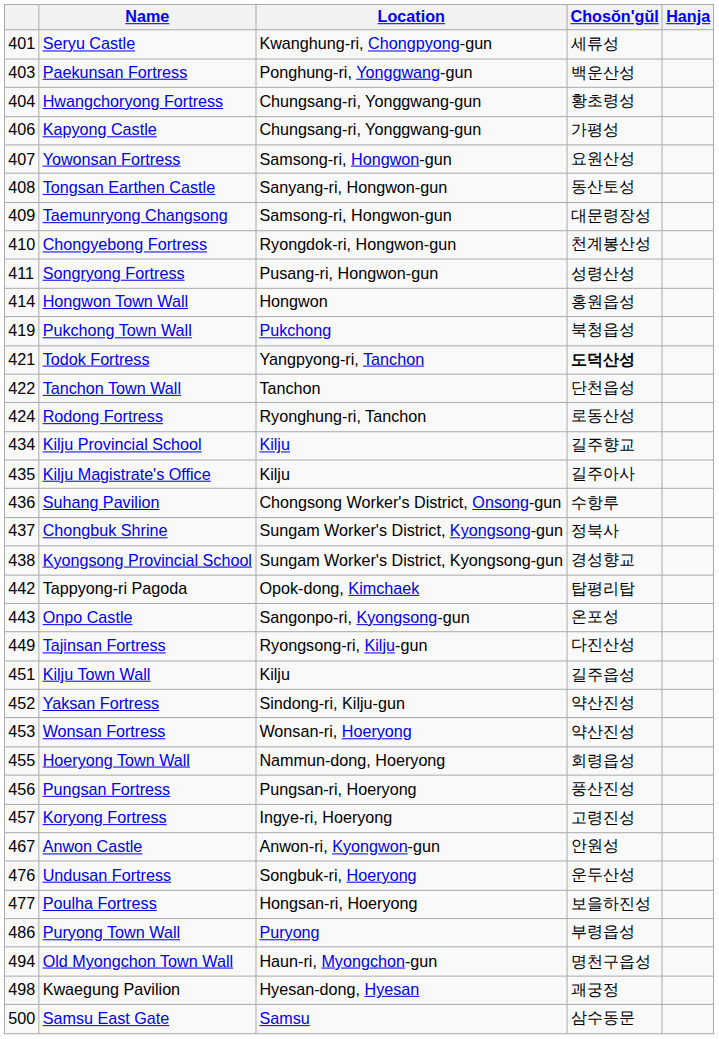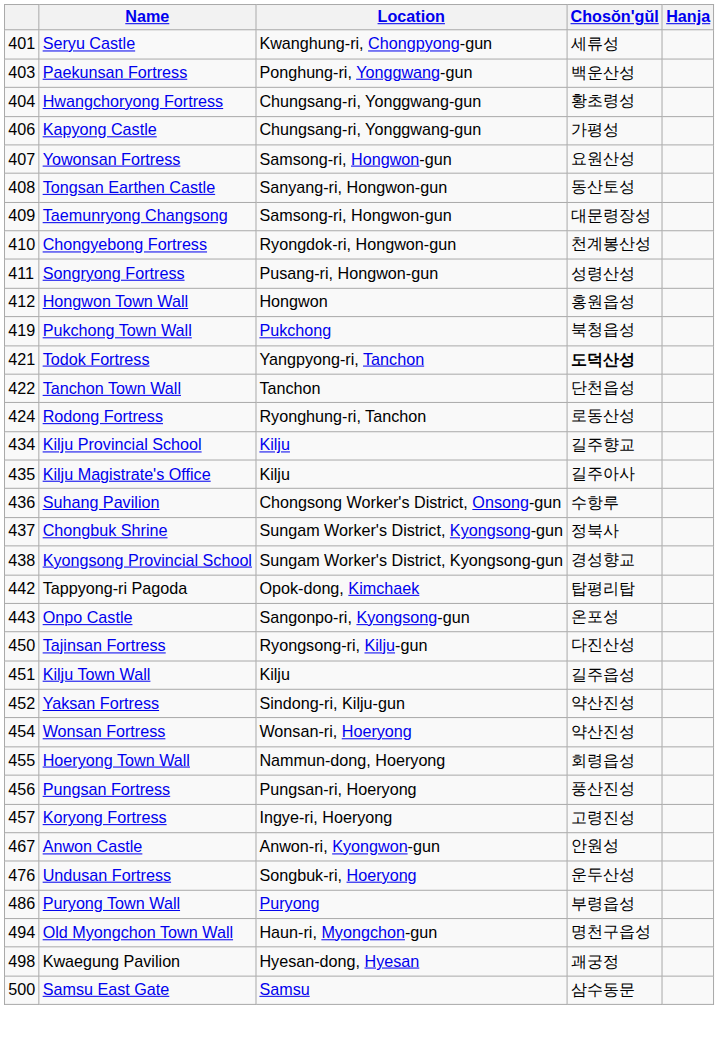(22, 302) 414 -> (22, 302) 412
(22, 646) 449 -> (22, 646) 450
(22, 732) 453 -> (22, 732) 454
- row: (100, 904)
